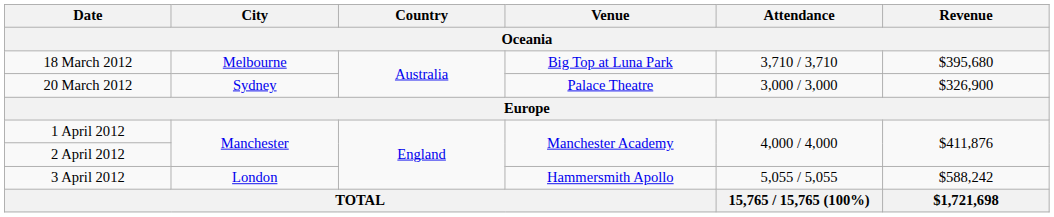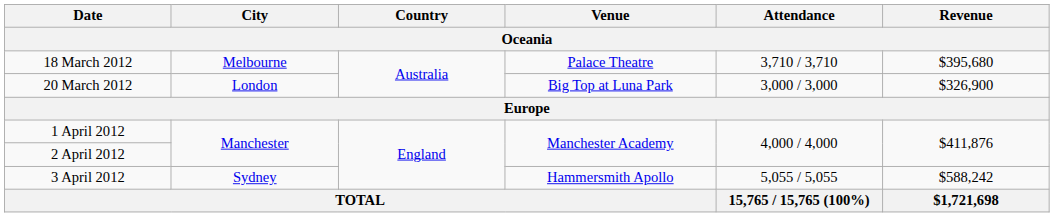(610, 62) Big Top at Luna Park -> (610, 62) Palace Theatre
(255, 85) Sydney -> (255, 85) London
(610, 85) Palace Theatre -> (610, 85) Big Top at Luna Park
(255, 177) London -> (255, 177) Sydney
